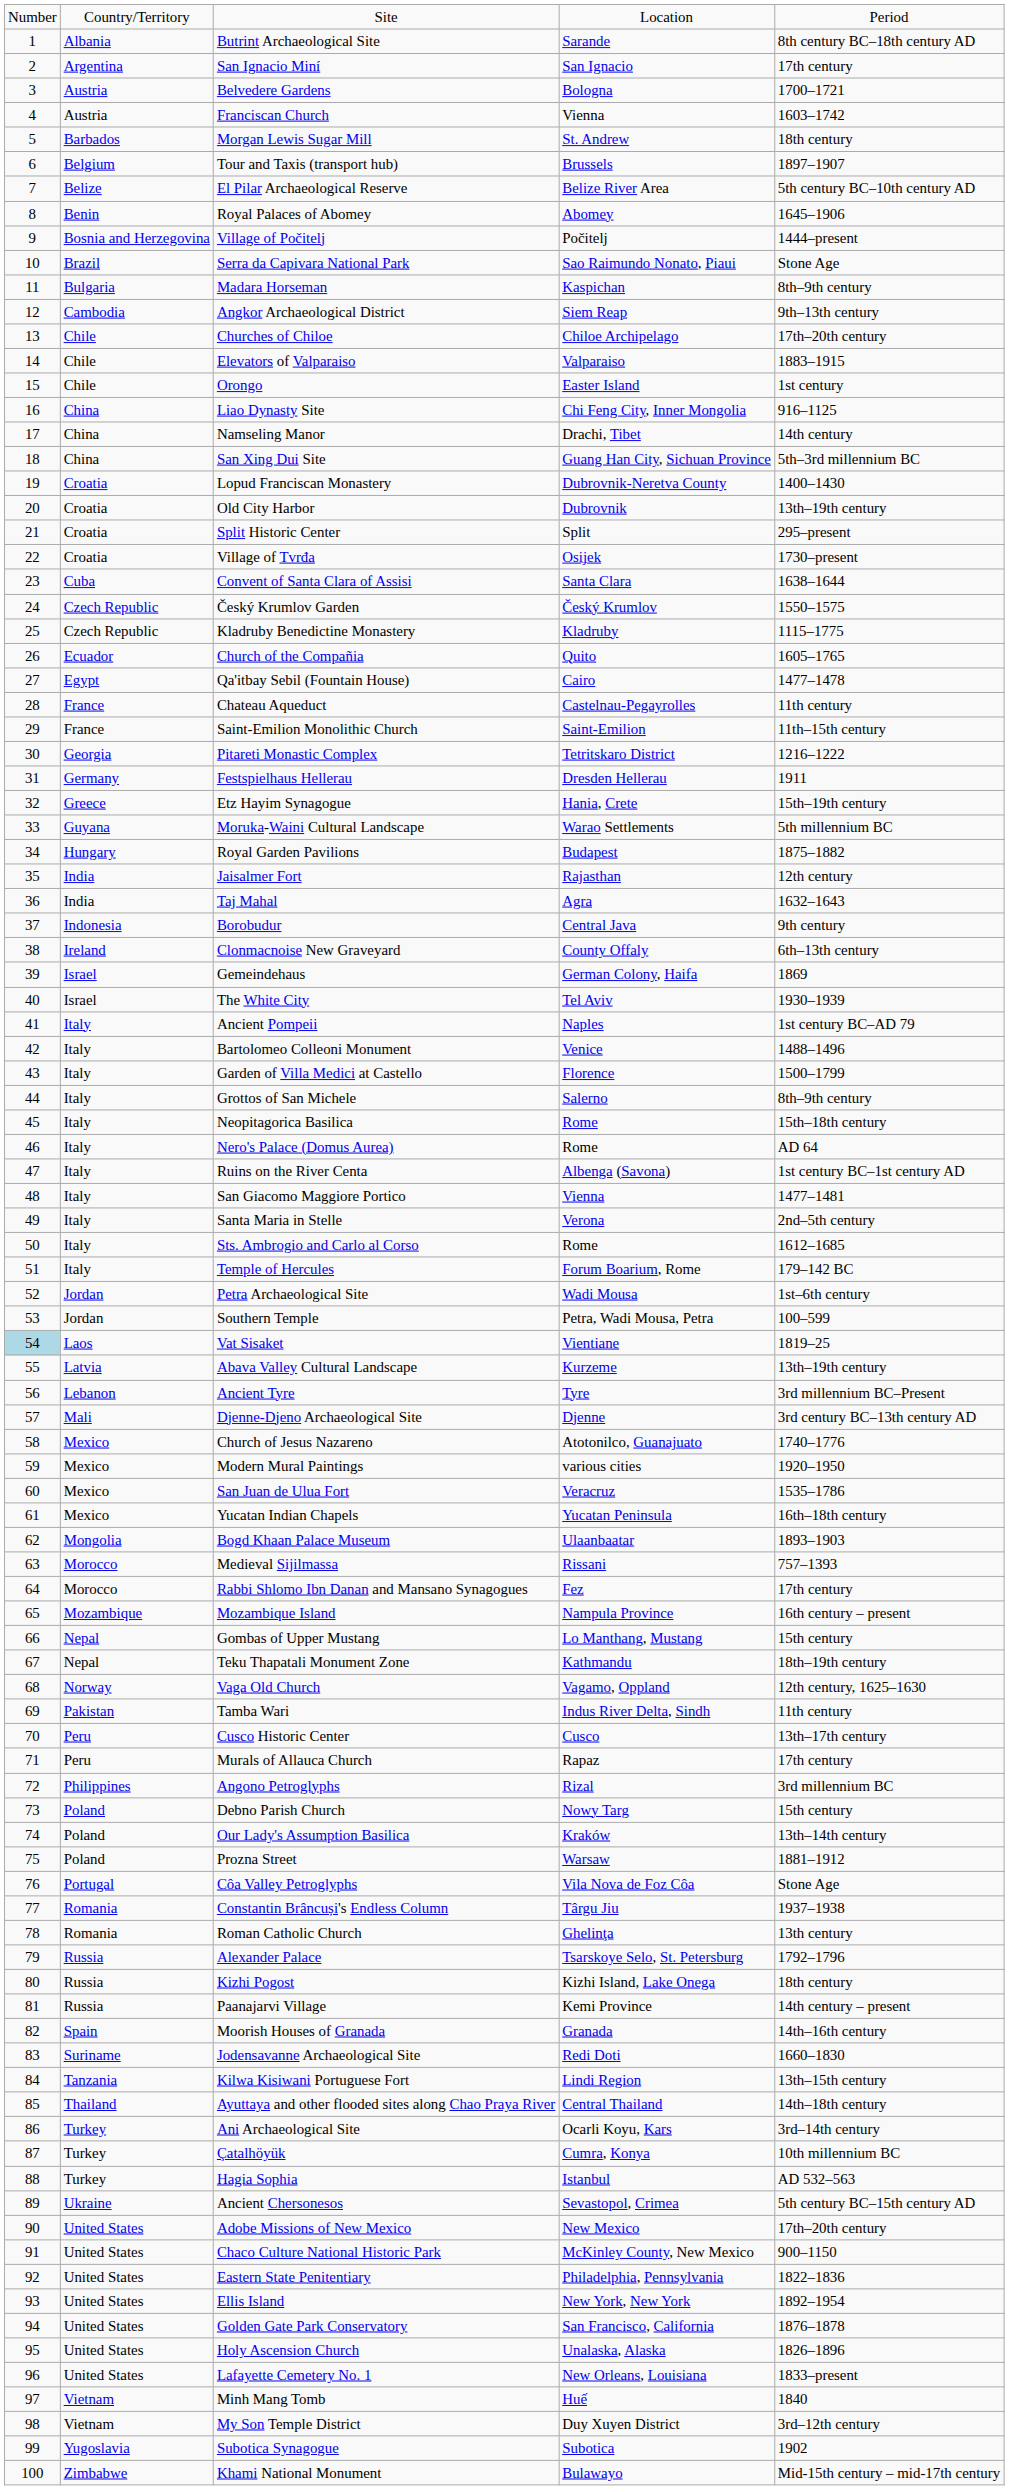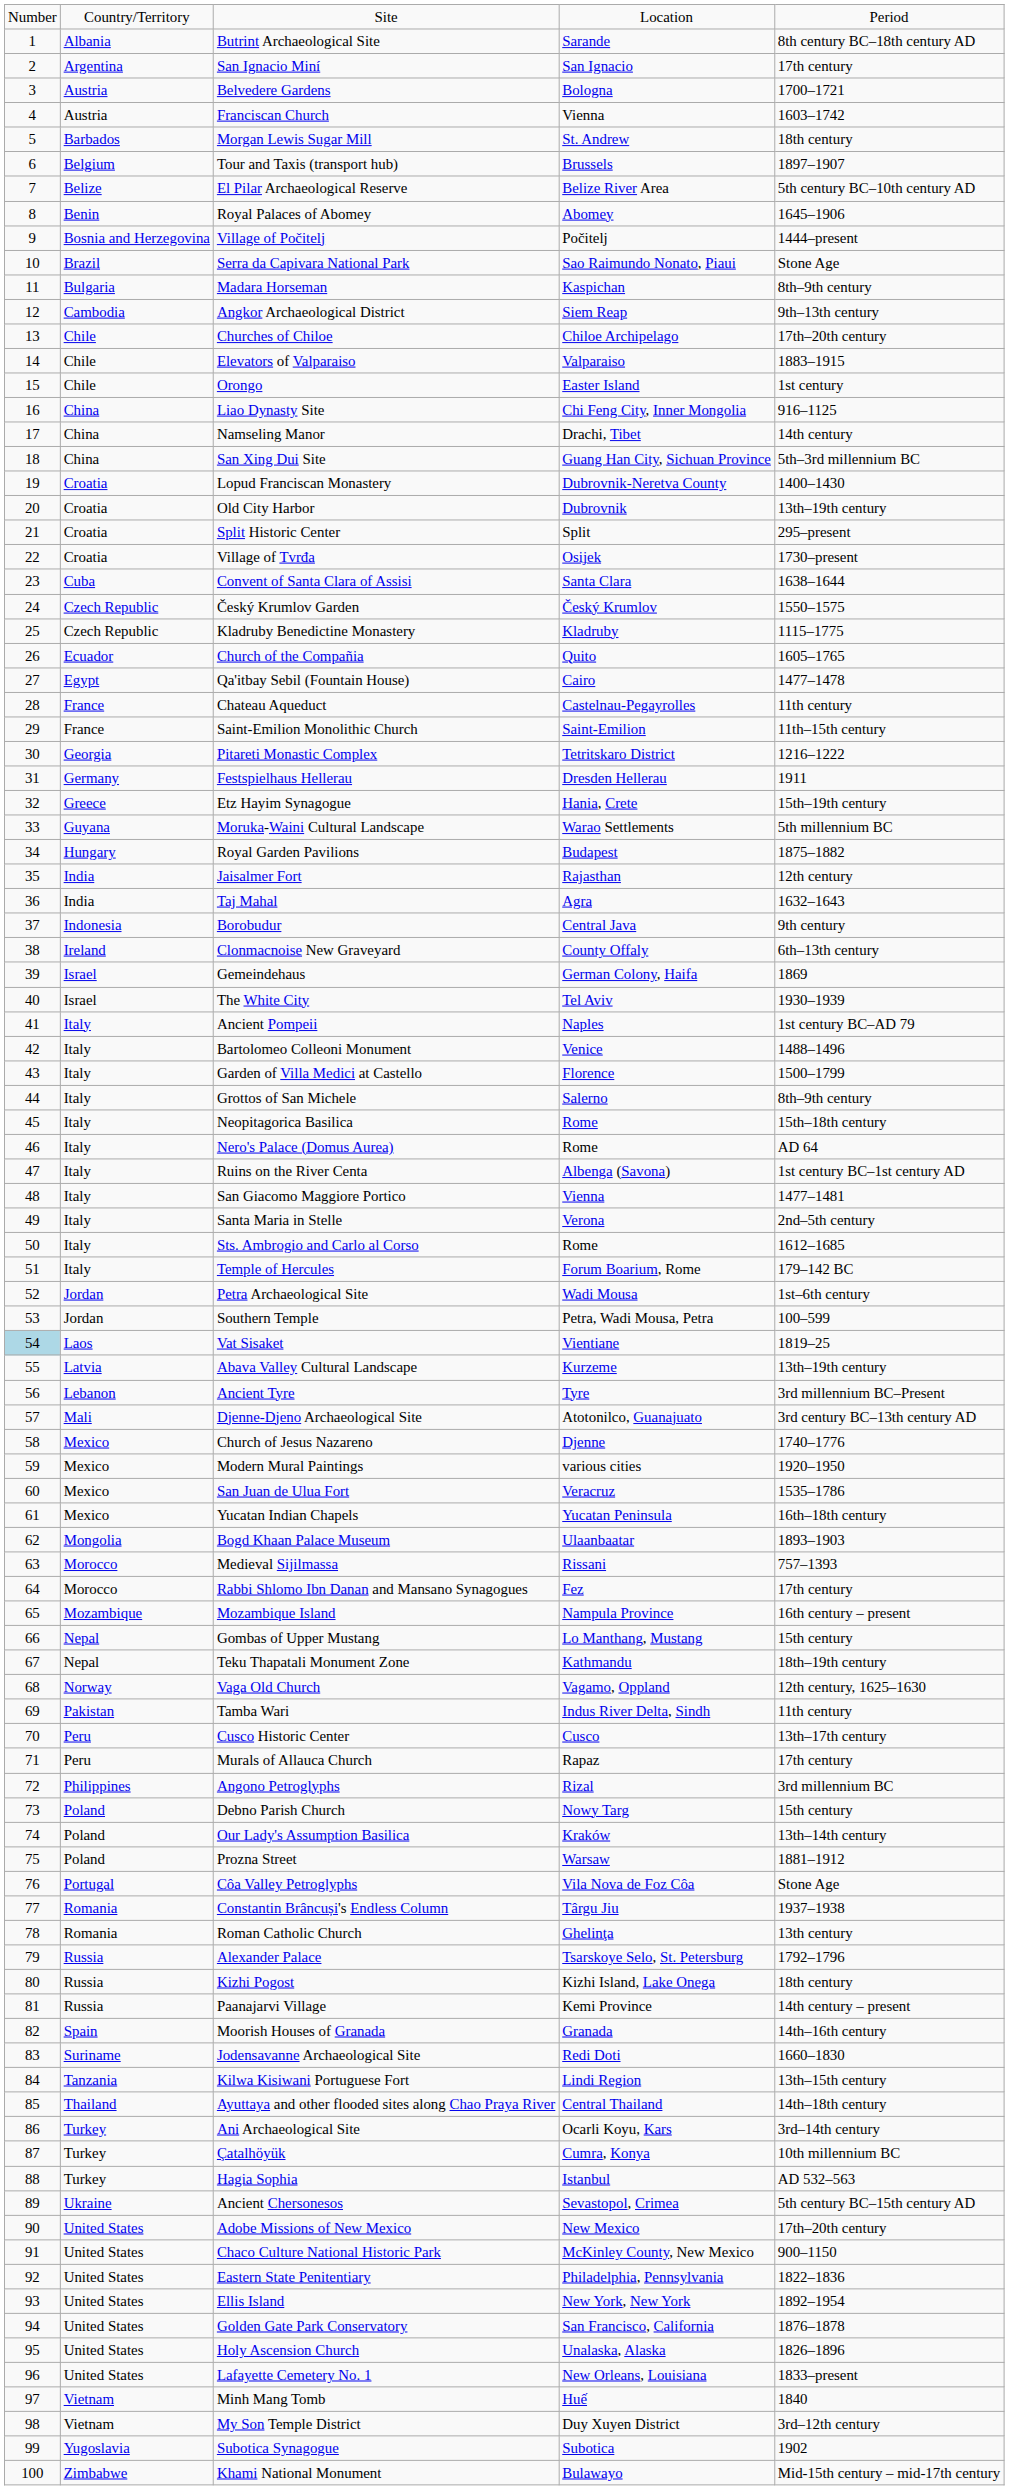(584, 1416) Djenne -> (632, 1416) Atotonilco, Guanajuato
(632, 1441) Atotonilco, Guanajuato -> (584, 1441) Djenne
